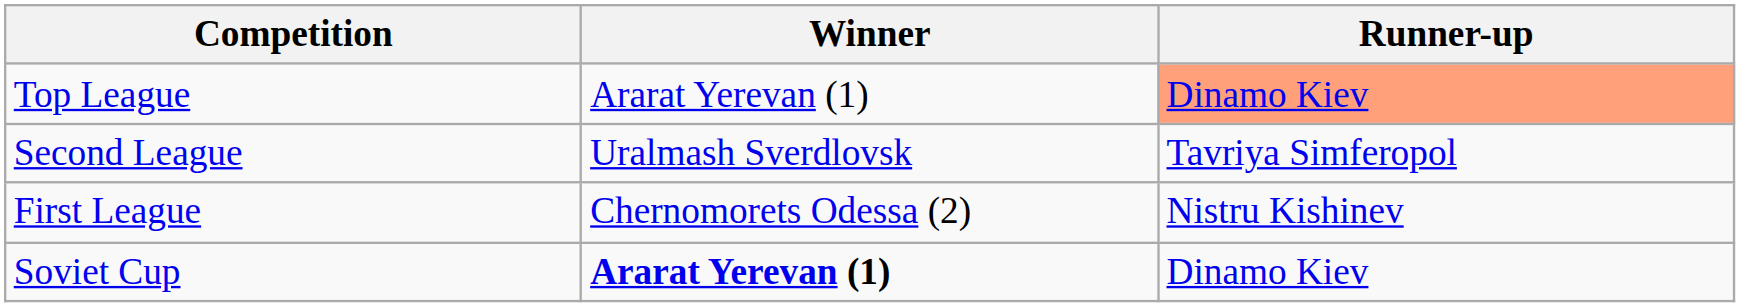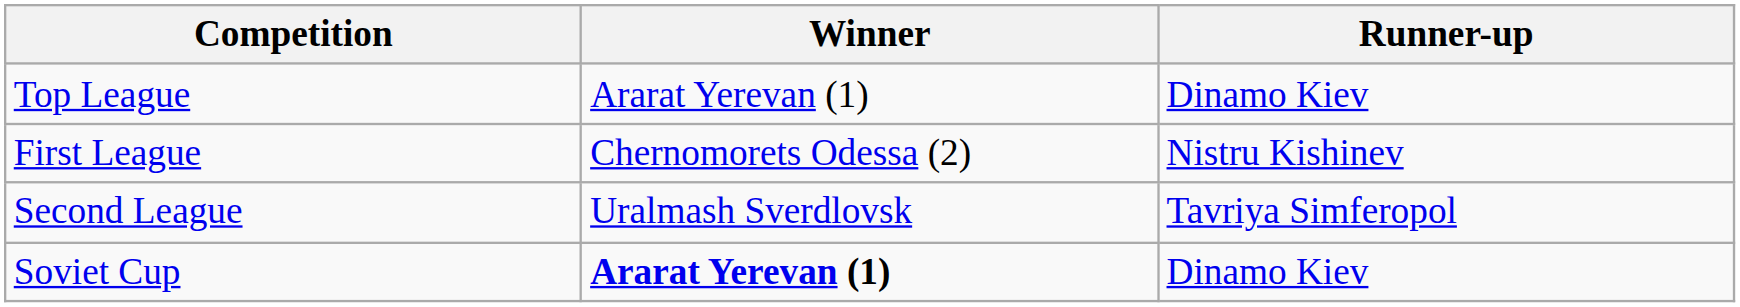(1267, 93) lightsalmon background -> (1267, 93) no background
rows swapped: (107, 211) <-> (128, 152)
